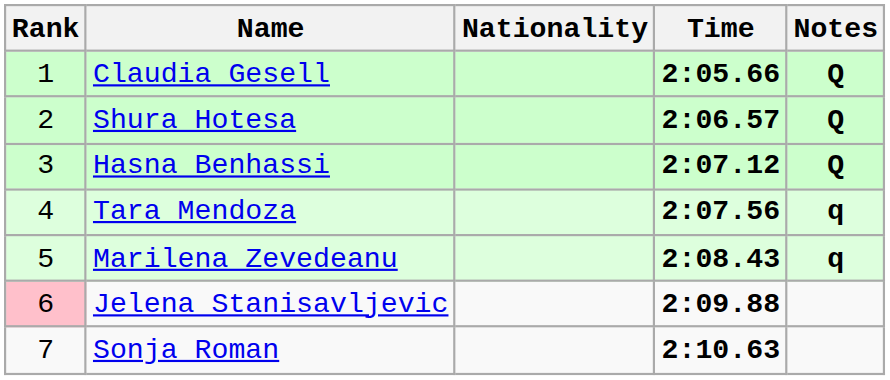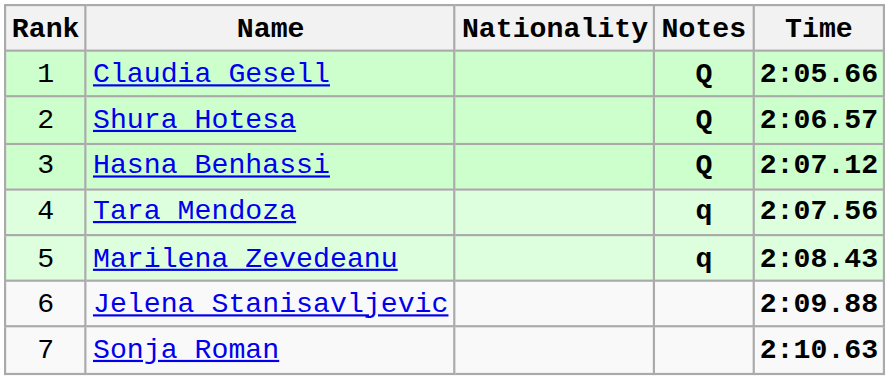columns swapped: (721, 28) <-> (836, 28)
(46, 304) pink background -> (46, 304) no background
